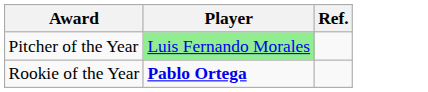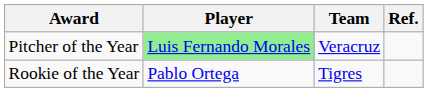+ column: (349, 18)
(197, 73) bold -> (193, 73) normal
